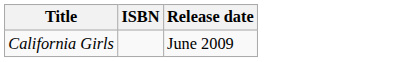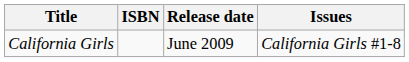+ column: (331, 17)
